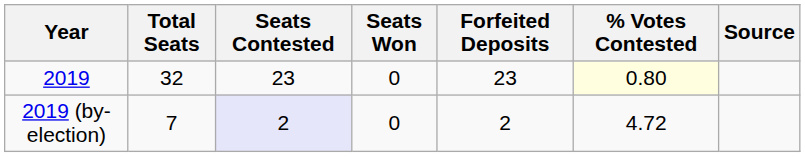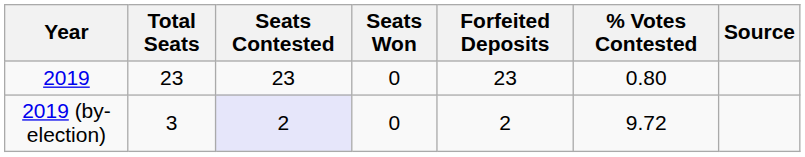(172, 77) 32 -> (172, 77) 23
(646, 77) lightyellow background -> (646, 77) no background
(172, 122) 7 -> (172, 122) 3
(646, 122) 4.72 -> (646, 122) 9.72
